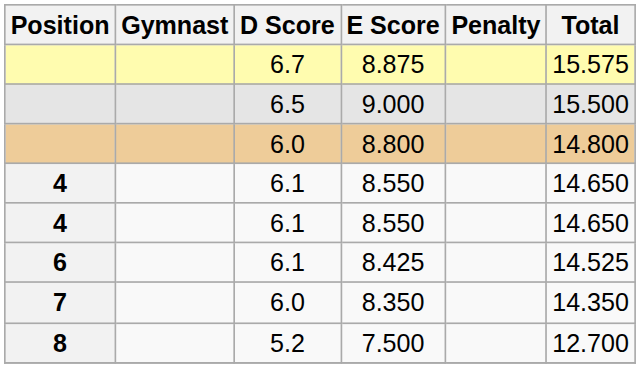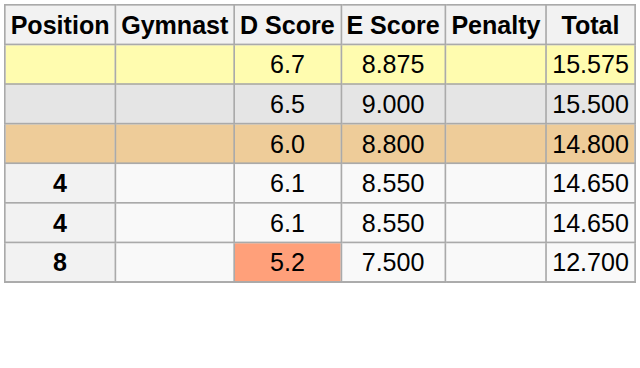- row: (60, 263)
- row: (60, 303)
(287, 342) no background -> (287, 263) lightsalmon background
